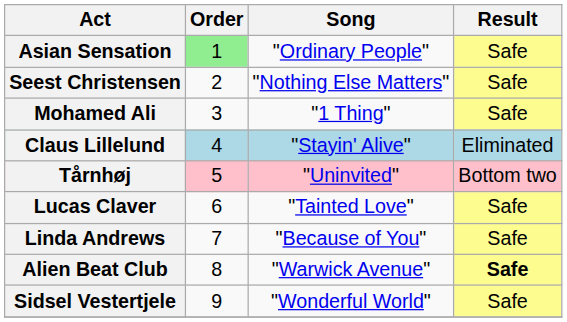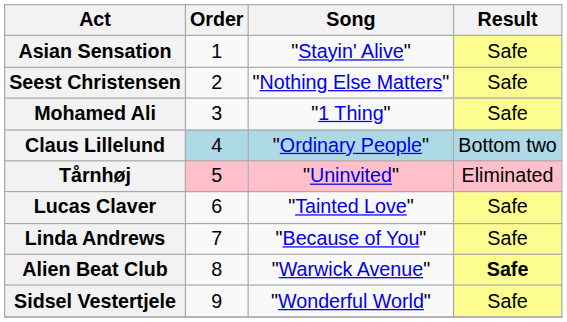(217, 51) lightgreen background -> (217, 51) no background
(351, 51) "Ordinary People" -> (351, 51) "Stayin' Alive"
(351, 144) "Stayin' Alive" -> (351, 144) "Ordinary People"
(508, 144) Eliminated -> (508, 144) Bottom two
(508, 176) Bottom two -> (508, 176) Eliminated
